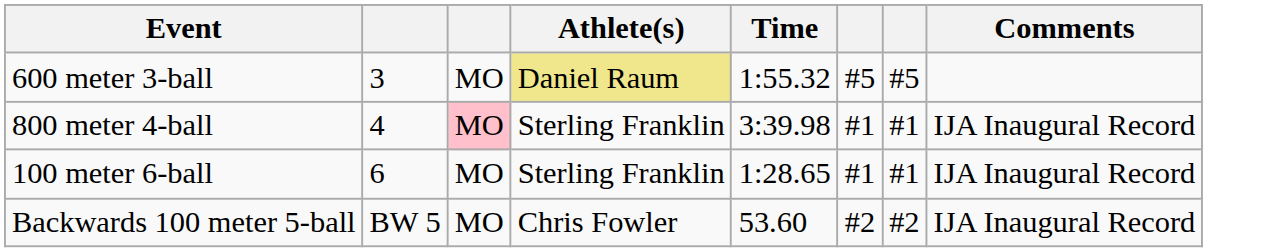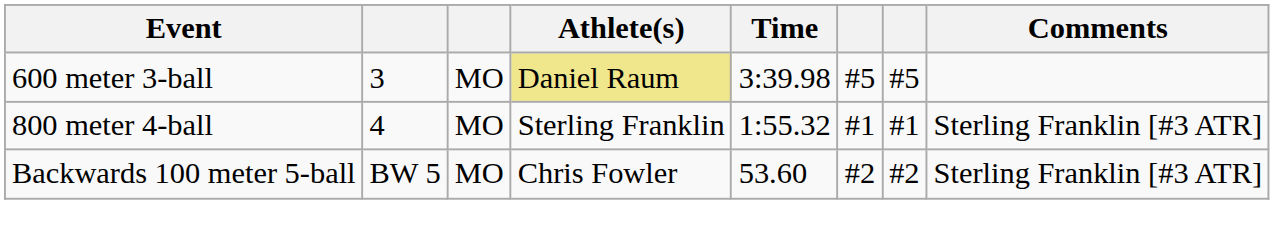(785, 76) 1:55.32 -> (785, 76) 3:39.98
(479, 125) pink background -> (479, 125) no background
(785, 125) 3:39.98 -> (785, 125) 1:55.32
(1064, 125) IJA Inaugural Record -> (1098, 125) Sterling Franklin [#3 ATR]
- row: (112, 173)
(1064, 221) IJA Inaugural Record -> (1098, 173) Sterling Franklin [#3 ATR]
